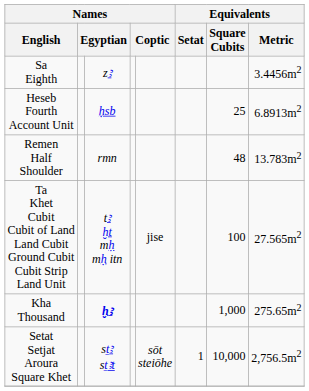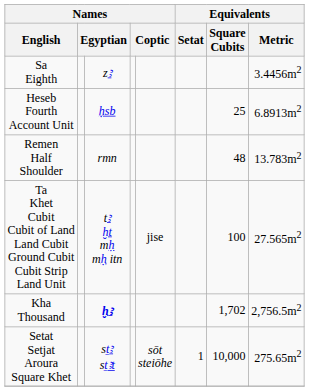(232, 310) 1,000 -> (232, 310) 1,702
(278, 310) 275.65m2 -> (276, 310) 2,756.5m2
(276, 356) 2,756.5m2 -> (278, 356) 275.65m2
